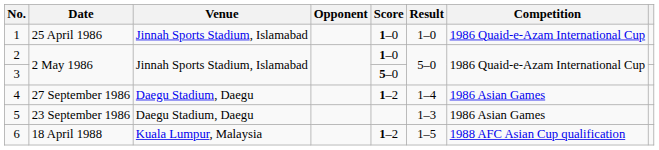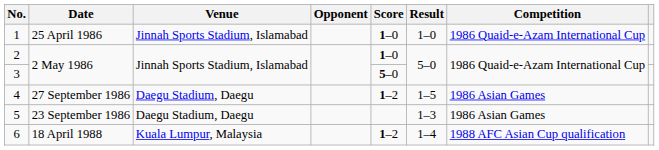(427, 94) 1–4 -> (427, 94) 1–5
(427, 134) 1–5 -> (427, 134) 1–4
